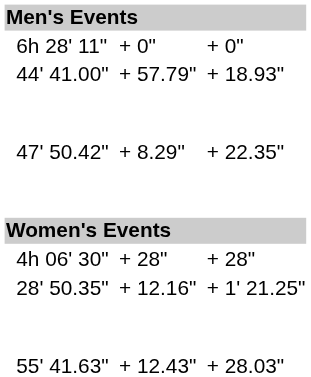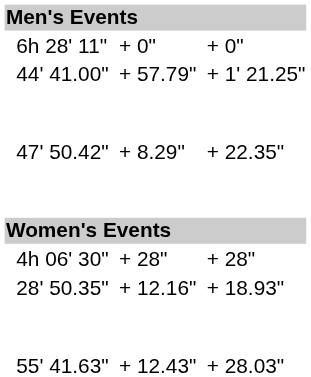(245, 74) + 18.93" -> (256, 74) + 1' 21.25"
(256, 287) + 1' 21.25" -> (245, 287) + 18.93"
